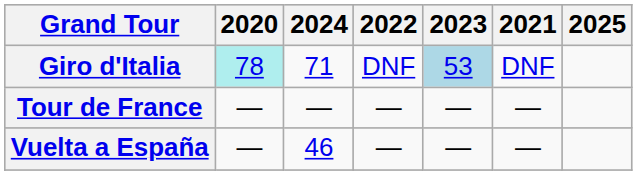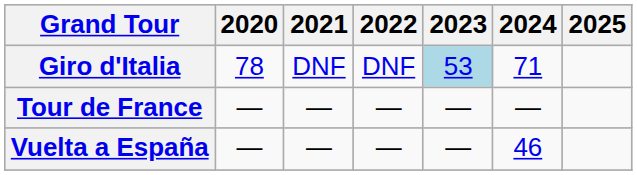columns swapped: (528, 25) <-> (319, 25)
(249, 66) paleturquoise background -> (249, 66) no background
